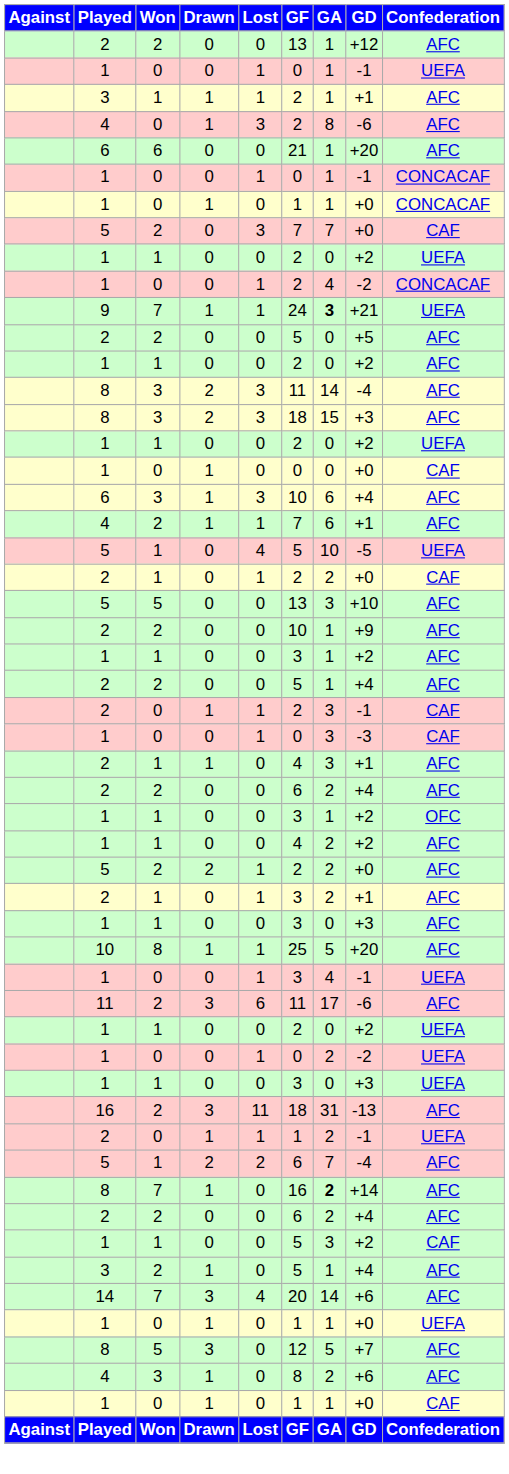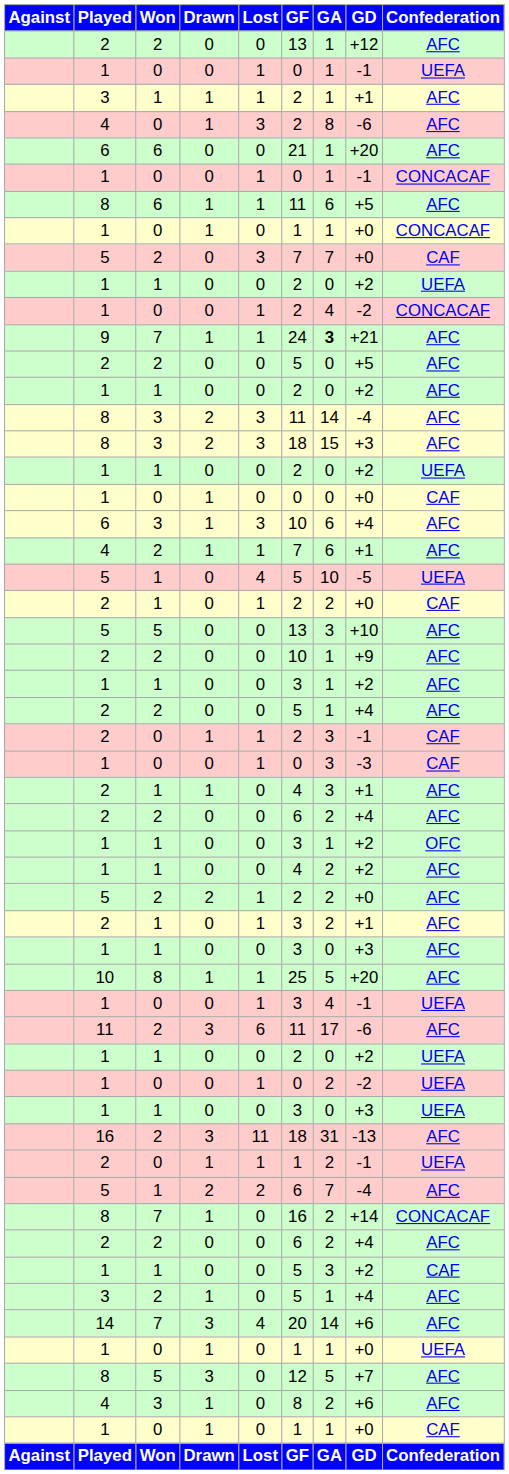+ row: (105, 204)
(443, 310) UEFA -> (443, 337) AFC
(329, 1190) bold -> (329, 1216) normal
(443, 1190) AFC -> (443, 1216) CONCACAF
